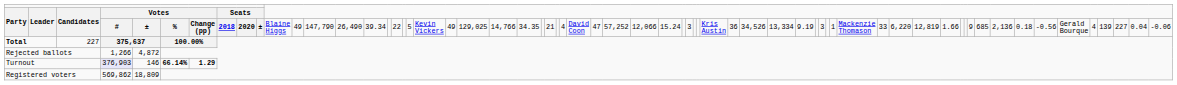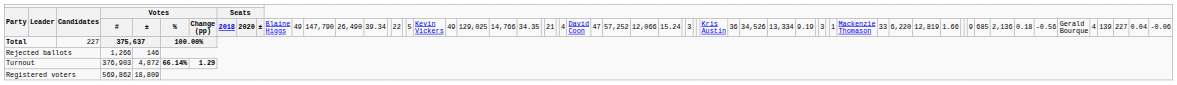(149, 53) 4,872 -> (153, 53) 146
(117, 64) lavender background -> (117, 64) no background
(153, 64) 146 -> (149, 64) 4,872
